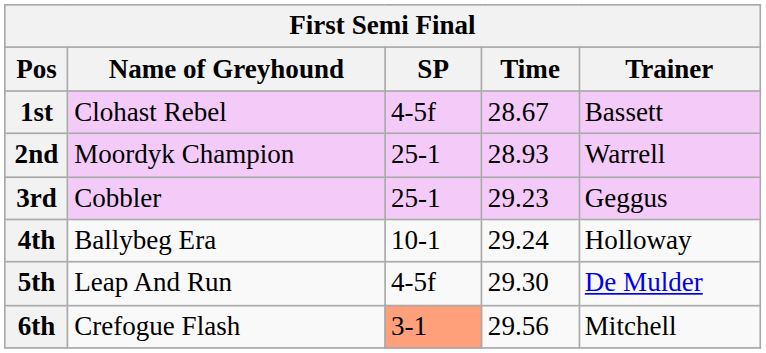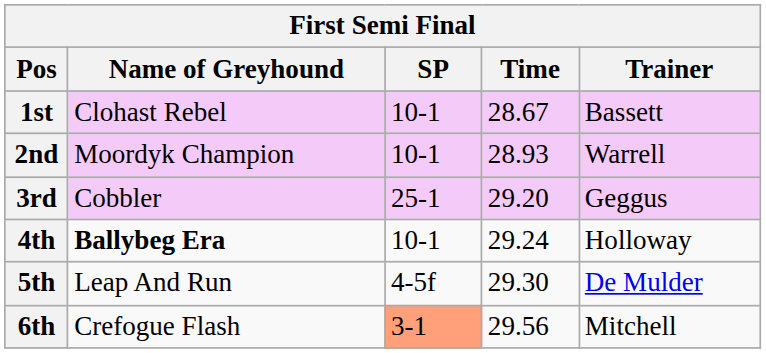(413, 111) 4-5f -> (416, 111) 10-1
(416, 154) 25-1 -> (416, 154) 10-1
(518, 197) 29.23 -> (518, 197) 29.20
(145, 240) normal -> (150, 240) bold
